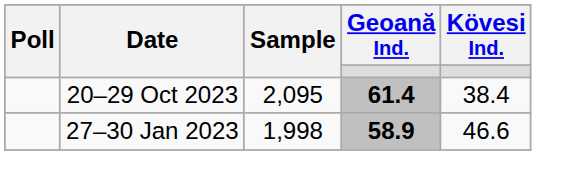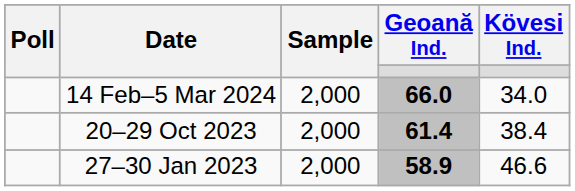+ row: (171, 94)
(293, 94) 2,095 -> (330, 130) 2,000
(293, 130) 1,998 -> (330, 166) 2,000
